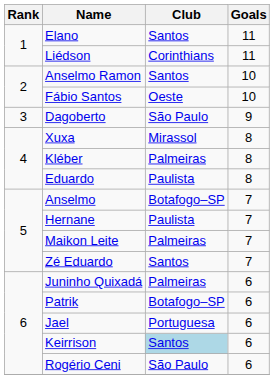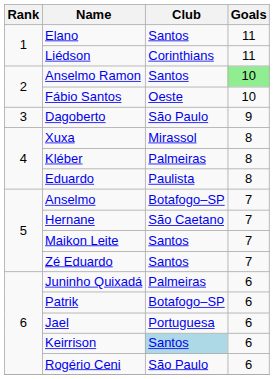(249, 76) no background -> (249, 76) lightgreen background
(171, 220) Paulista -> (186, 220) São Caetano
(177, 240) Palmeiras -> (168, 240) Santos
